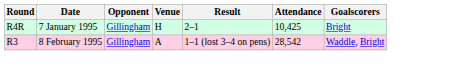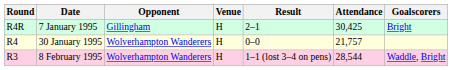(288, 27) 10,425 -> (349, 27) 30,425
+ row: (70, 42)
(128, 42) Gillingham -> (159, 57) Wolverhampton Wanderers
(158, 42) A -> (219, 57) H
(288, 42) 28,542 -> (349, 57) 28,544
